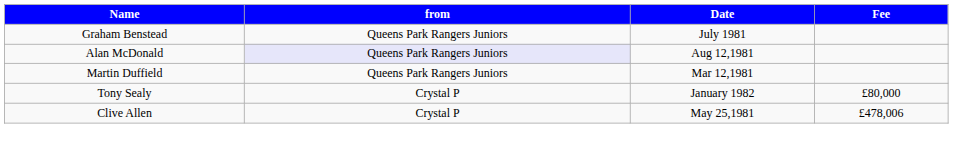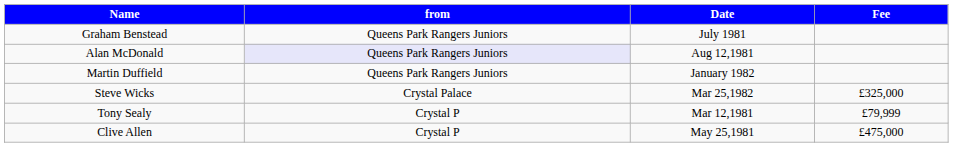(722, 73) Mar 12,1981 -> (722, 73) January 1982
+ row: (125, 93)
(722, 93) January 1982 -> (722, 113) Mar 12,1981
(881, 93) £80,000 -> (881, 113) £79,999
(881, 113) £478,006 -> (881, 133) £475,000
